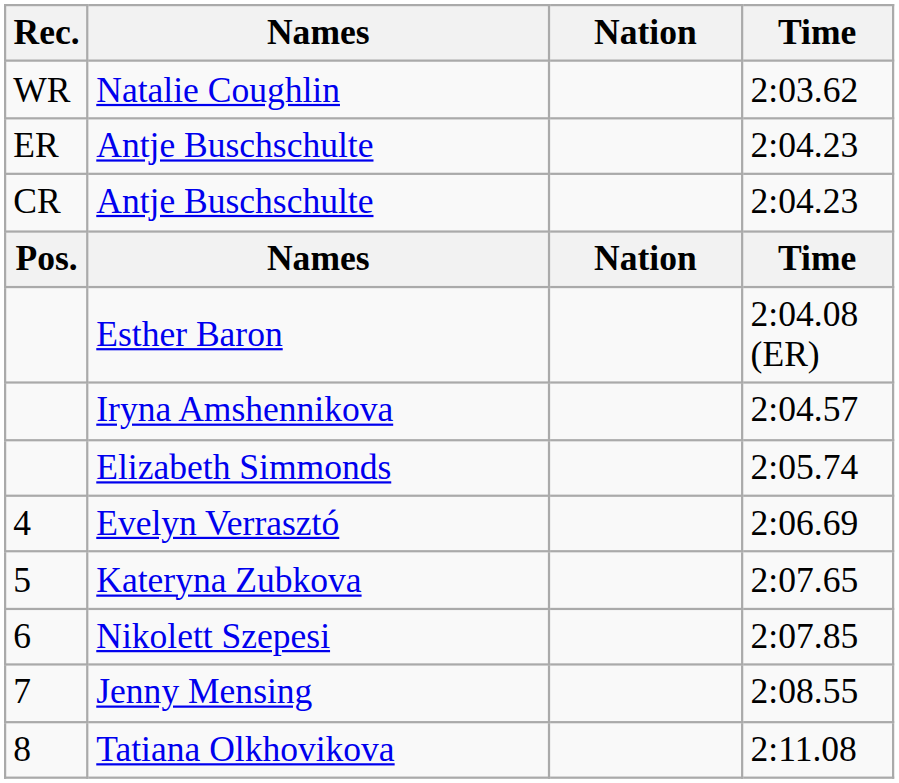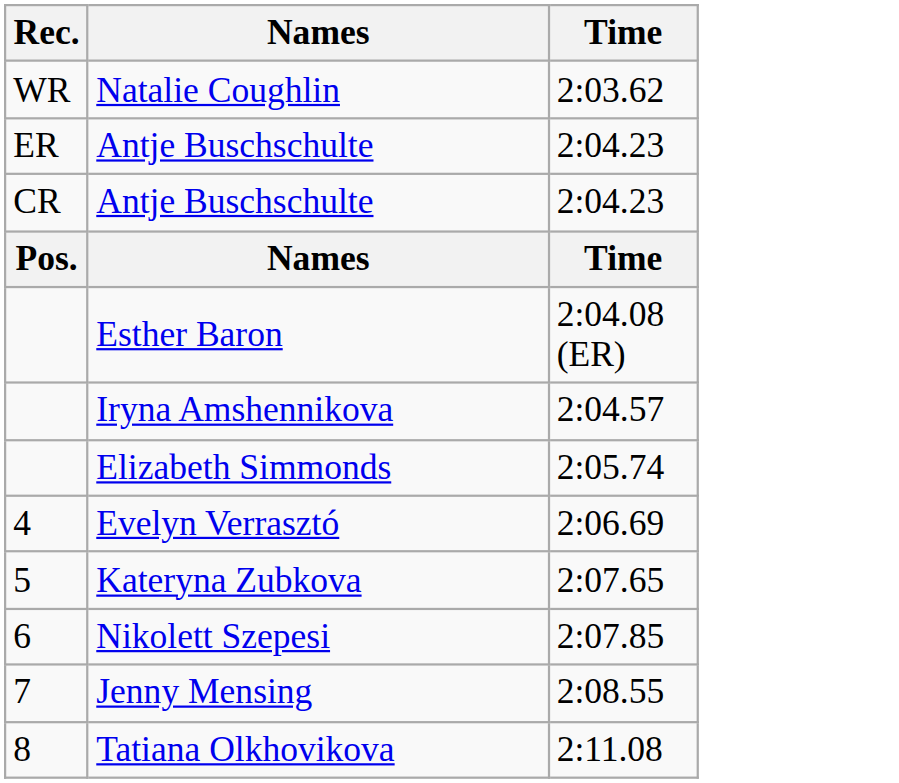- column: (645, 32)
